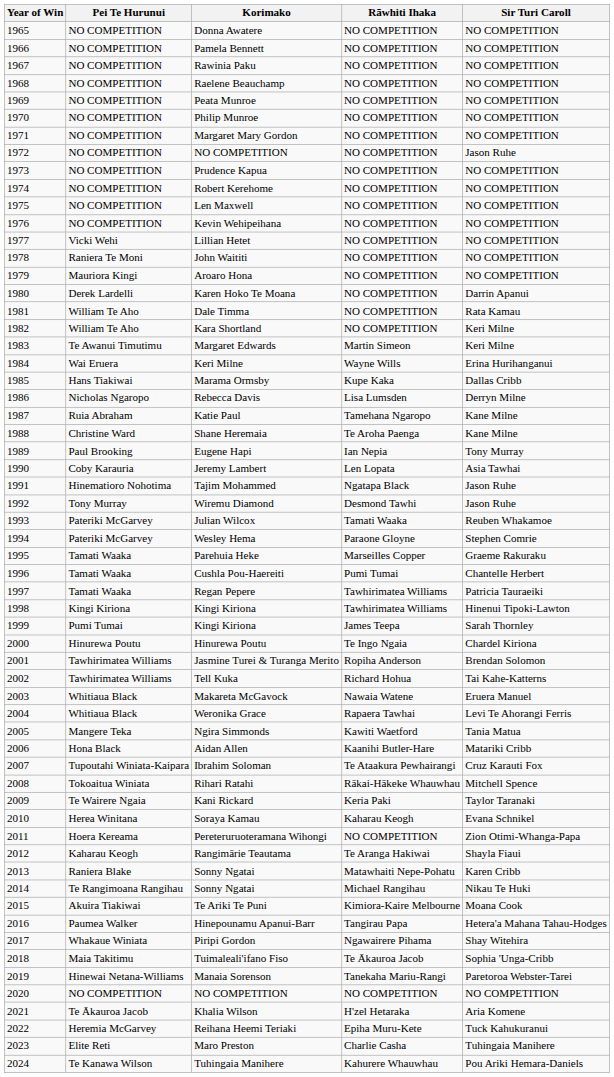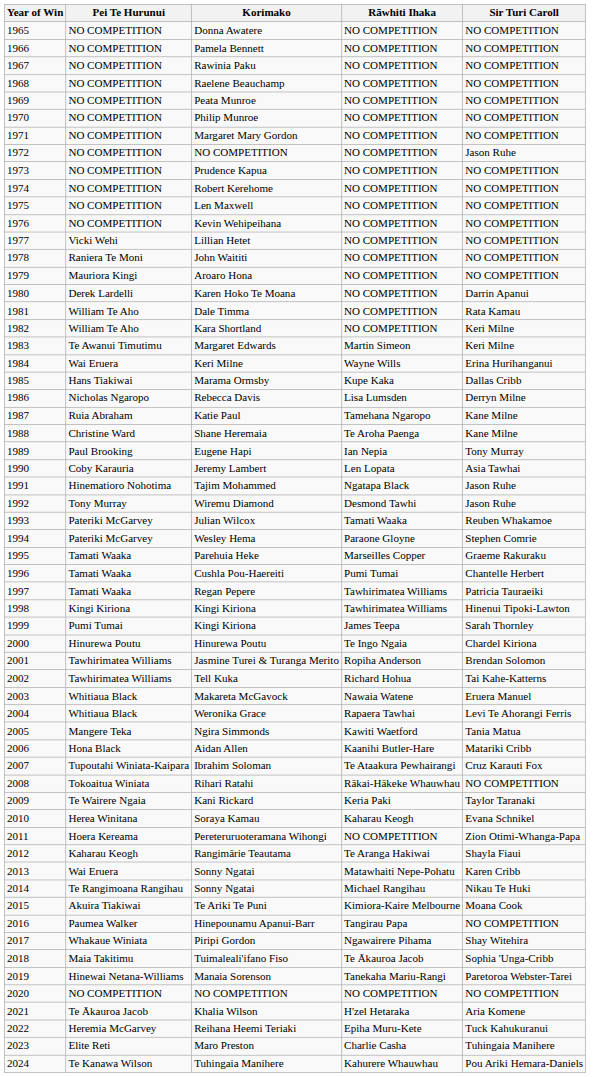(501, 783) Mitchell Spence -> (512, 783) NO COMPETITION
(100, 871) Raniera Blake -> (93, 871) Wai Eruera
(536, 923) Hetera'a Mahana Tahau-Hodges -> (512, 923) NO COMPETITION
